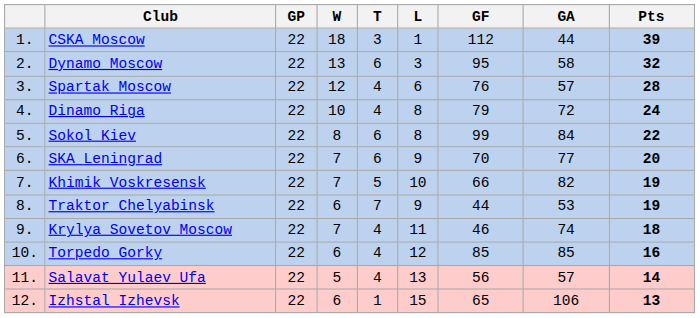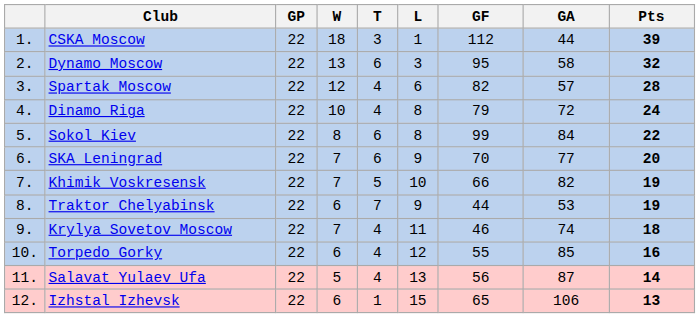(481, 88) 76 -> (481, 88) 82
(481, 254) 85 -> (481, 254) 55
(566, 277) 57 -> (566, 277) 87
